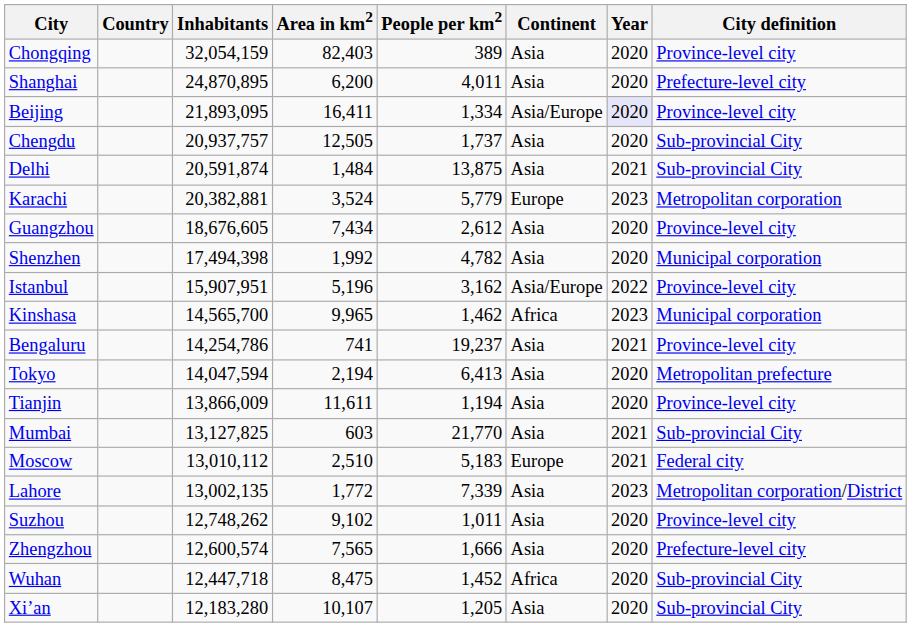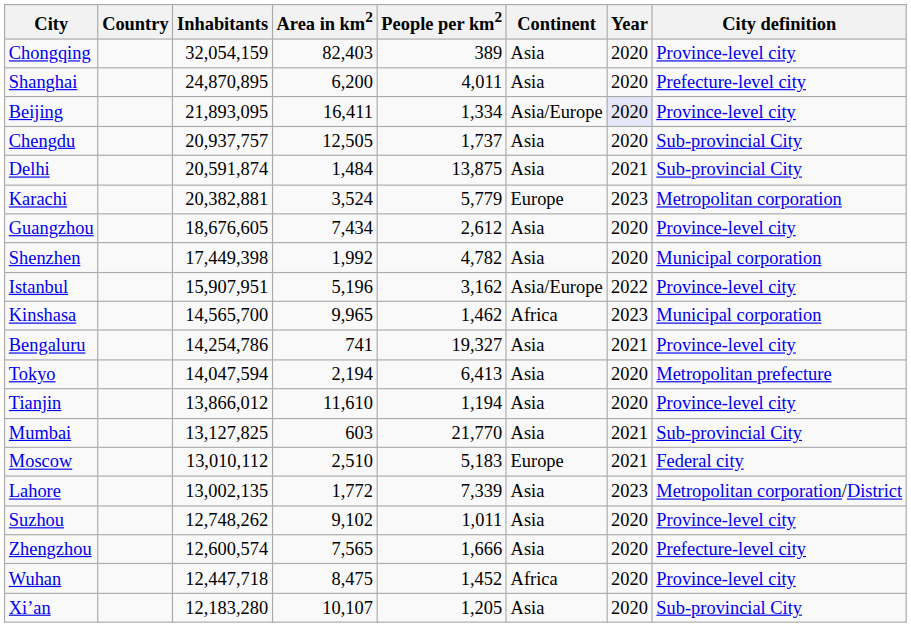(227, 257) 17,494,398 -> (227, 257) 17,449,398
(477, 345) 19,237 -> (477, 345) 19,327
(227, 403) 13,866,009 -> (227, 403) 13,866,012
(348, 403) 11,611 -> (348, 403) 11,610
(729, 578) Sub-provincial City -> (726, 578) Province-level city
